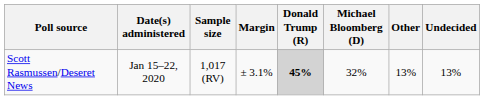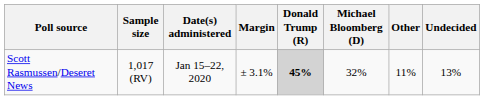columns swapped: (154, 27) <-> (213, 27)
(406, 72) 13% -> (406, 72) 11%
